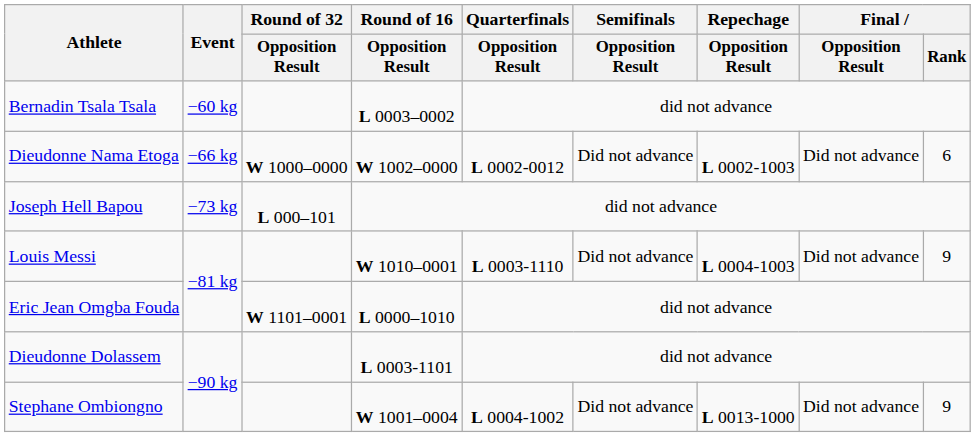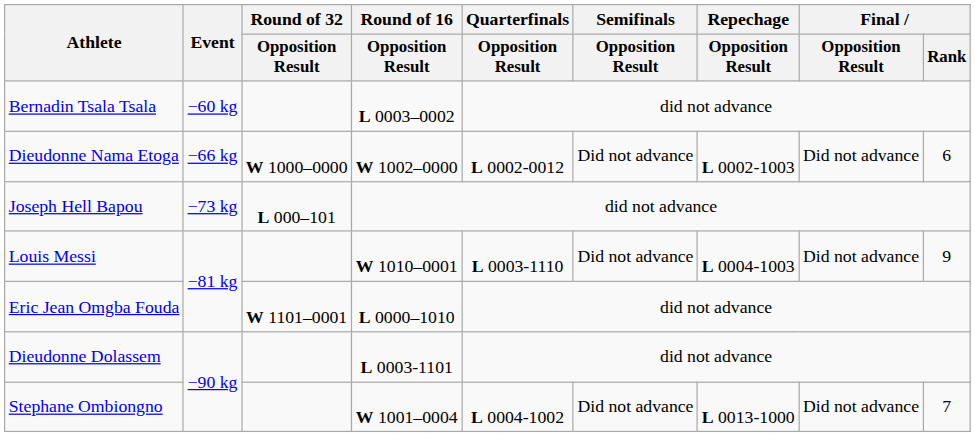(947, 407) 9 -> (947, 407) 7
